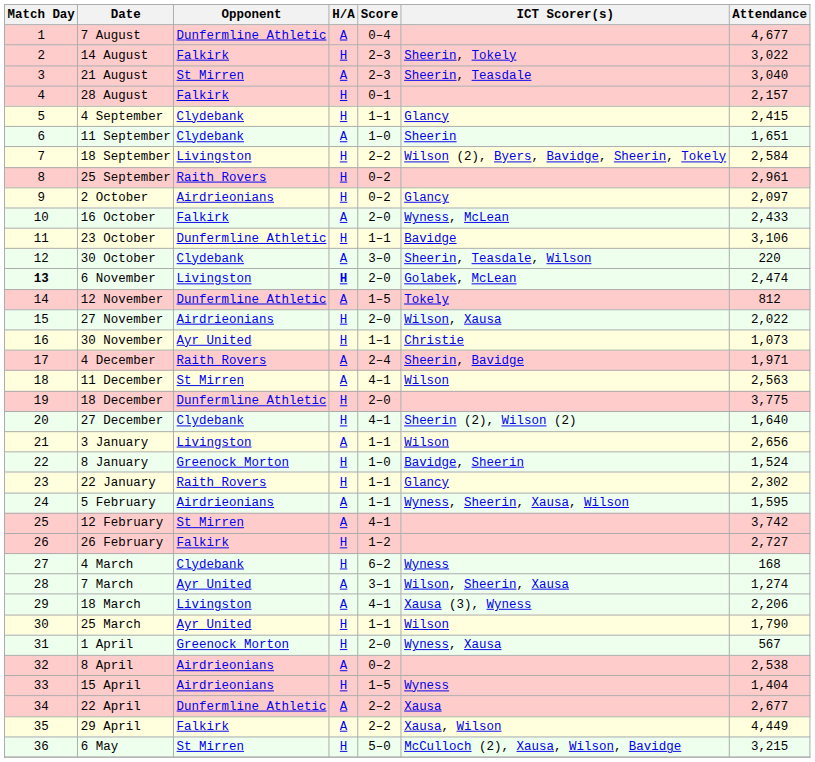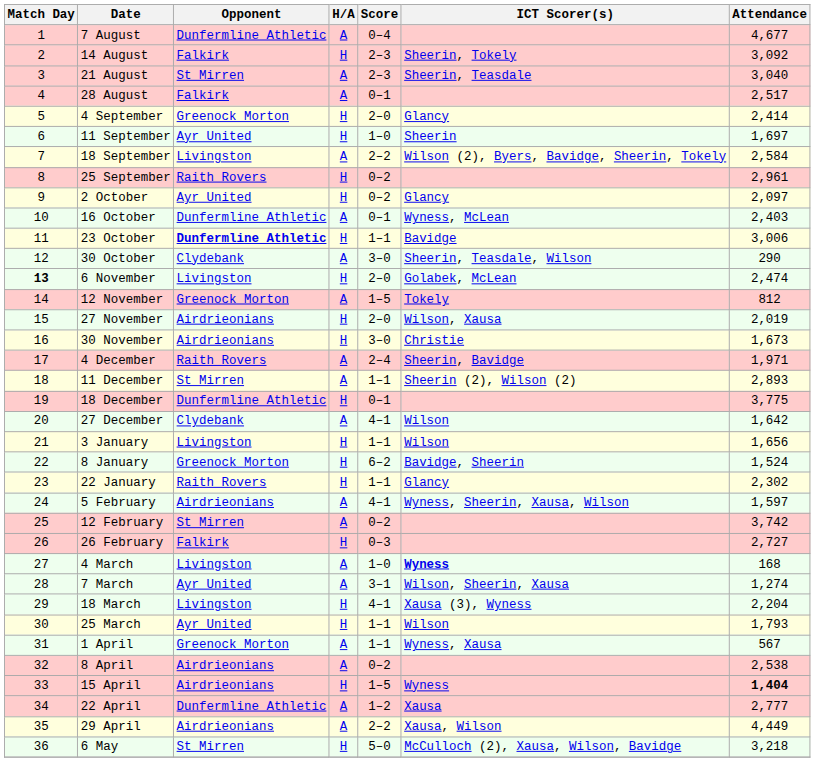(770, 55) 3,022 -> (770, 55) 3,092
(344, 96) H -> (344, 96) A
(770, 96) 2,157 -> (770, 96) 2,517
(210, 116) Clydebank -> (233, 116) Greenock Morton
(379, 116) 1–1 -> (379, 116) 2–0
(770, 116) 2,415 -> (770, 116) 2,414
(210, 137) Clydebank -> (214, 137) Ayr United
(344, 137) A -> (344, 137) H
(770, 137) 1,651 -> (770, 137) 1,697
(344, 157) H -> (344, 157) A
(225, 198) Airdrieonians -> (214, 198) Ayr United
(203, 218) Falkirk -> (252, 218) Dunfermline Athletic
(379, 218) 2–0 -> (379, 218) 0–1
(770, 218) 2,433 -> (770, 218) 2,403
(252, 238) normal -> (252, 238) bold
(770, 238) 3,106 -> (770, 238) 3,006
(770, 259) 220 -> (770, 259) 290
(344, 279) bold -> (344, 279) normal
(252, 299) Dunfermline Athletic -> (233, 299) Greenock Morton
(770, 320) 2,022 -> (770, 320) 2,019
(214, 340) Ayr United -> (225, 340) Airdrieonians
(379, 340) 1–1 -> (379, 340) 3–0
(770, 340) 1,073 -> (770, 340) 1,673
(379, 381) 4–1 -> (379, 381) 1–1
(427, 381) Wilson -> (490, 381) Sheerin (2), Wilson (2)
(770, 381) 2,563 -> (770, 381) 2,893
(379, 401) 2–0 -> (379, 401) 0–1
(344, 421) H -> (344, 421) A
(490, 421) Sheerin (2), Wilson (2) -> (427, 421) Wilson
(770, 421) 1,640 -> (770, 421) 1,642
(344, 442) A -> (344, 442) H
(770, 442) 2,656 -> (770, 442) 1,656
(379, 462) 1–0 -> (379, 462) 6–2
(379, 503) 1–1 -> (379, 503) 4–1
(770, 503) 1,595 -> (770, 503) 1,597
(379, 523) 4–1 -> (379, 523) 0–2
(379, 543) 1–2 -> (379, 543) 0–3
(210, 564) Clydebank -> (214, 564) Livingston
(344, 564) H -> (344, 564) A
(379, 564) 6–2 -> (379, 564) 1–0
(427, 564) normal -> (427, 564) bold
(344, 605) A -> (344, 605) H
(770, 605) 2,206 -> (770, 605) 2,204
(770, 625) 1,790 -> (770, 625) 1,793
(344, 645) H -> (344, 645) A
(379, 645) 2–0 -> (379, 645) 1–1
(770, 686) normal -> (770, 686) bold
(379, 706) 2–2 -> (379, 706) 1–2
(770, 706) 2,677 -> (770, 706) 2,777
(203, 727) Falkirk -> (225, 727) Airdrieonians
(770, 747) 3,215 -> (770, 747) 3,218
